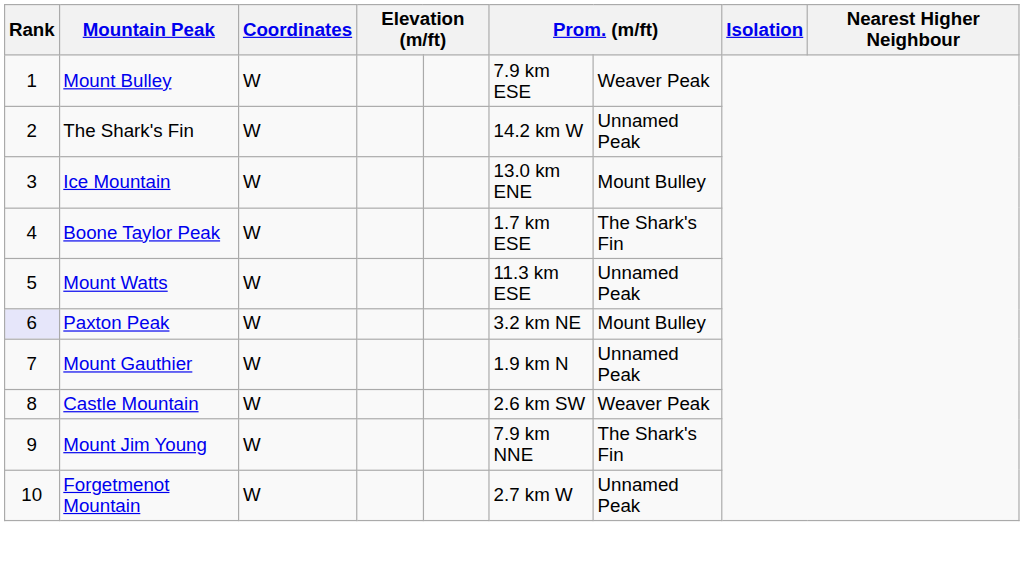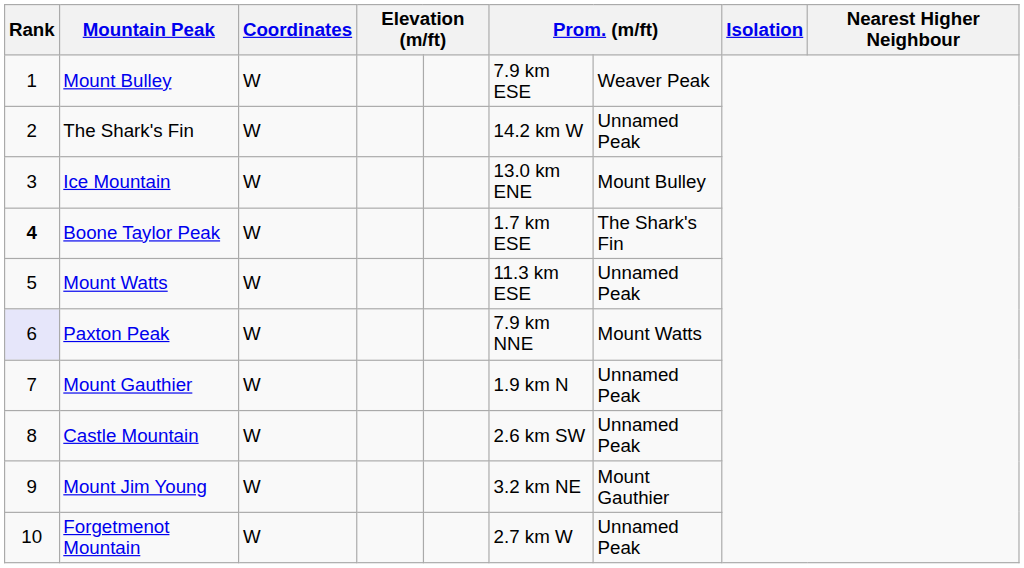(32, 232) normal -> (32, 232) bold
(537, 323) 3.2 km NE -> (522, 334) 7.9 km NNE
(652, 323) Mount Bulley -> (650, 334) Mount Watts
(654, 404) Weaver Peak -> (638, 435) Unnamed Peak
(522, 444) 7.9 km NNE -> (537, 486) 3.2 km NE
(647, 444) The Shark's Fin -> (633, 486) Mount Gauthier
